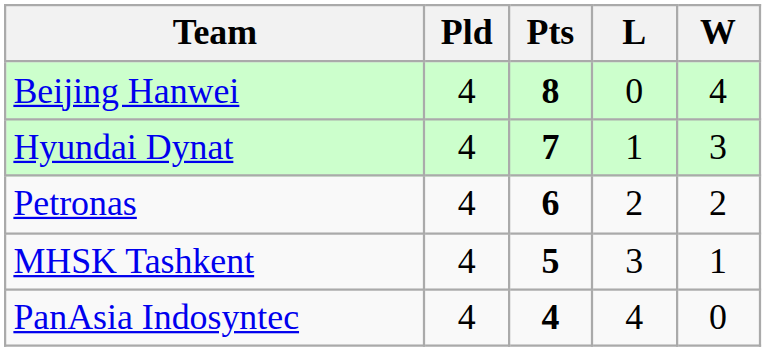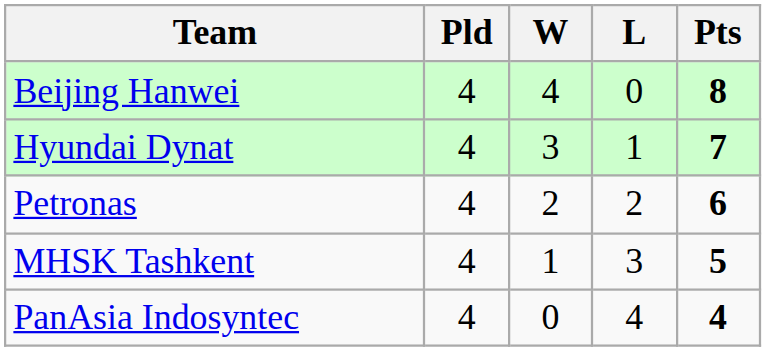columns swapped: (718, 32) <-> (550, 32)
